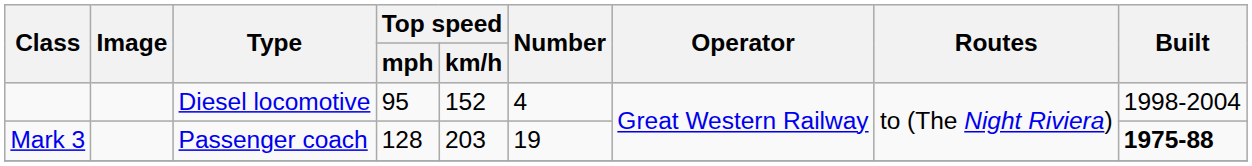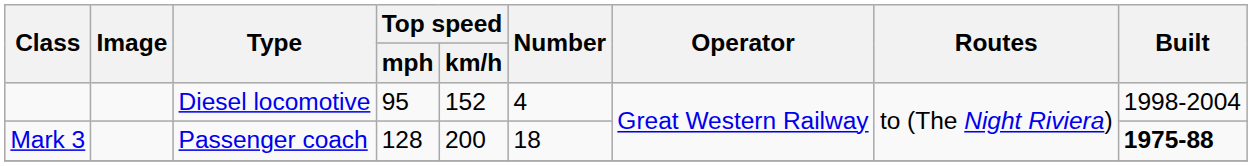(465, 140) 203 -> (465, 140) 200
(527, 140) 19 -> (527, 140) 18
